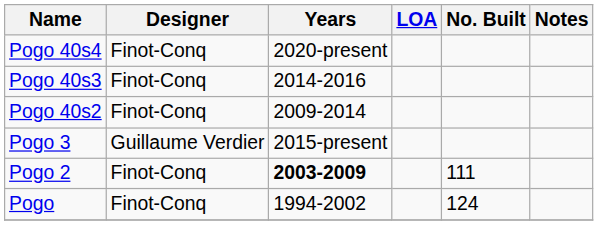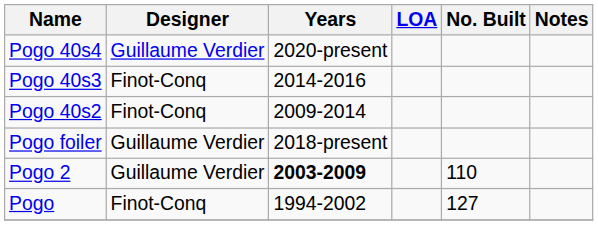(158, 50) Finot-Conq -> (188, 50) Guillaume Verdier
+ row: (55, 142)
- row: (40, 142)
(158, 173) Finot-Conq -> (188, 173) Guillaume Verdier
(461, 173) 111 -> (462, 173) 110
(462, 204) 124 -> (462, 204) 127
